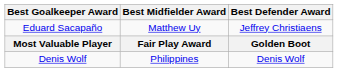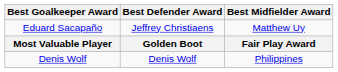columns swapped: (281, 12) <-> (174, 12)
